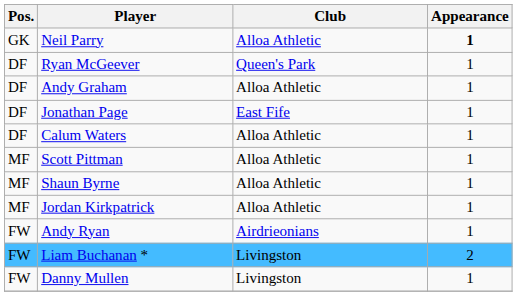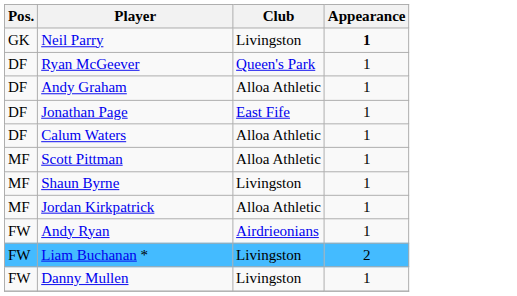(279, 40) Alloa Athletic -> (269, 40) Livingston
(279, 183) Alloa Athletic -> (269, 183) Livingston
